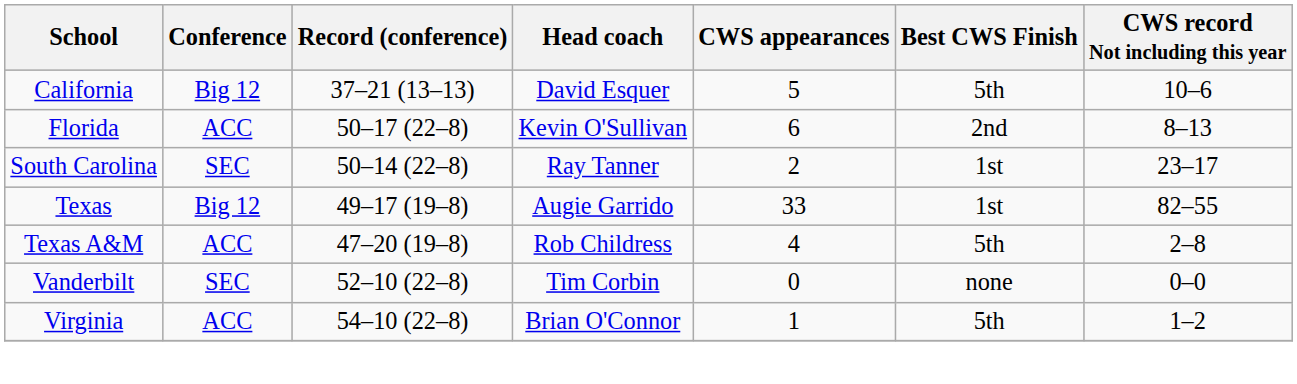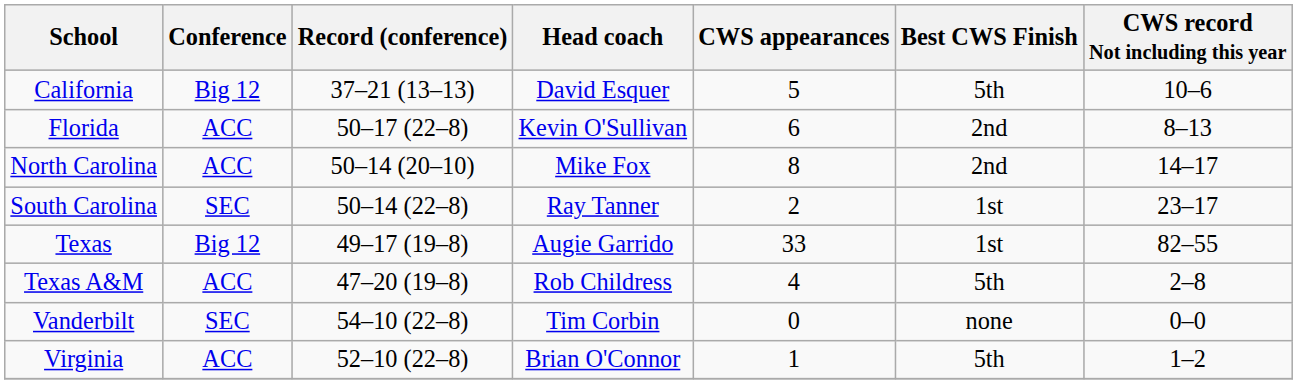+ row: (84, 166)
(403, 282) 52–10 (22–8) -> (403, 321) 54–10 (22–8)
(403, 321) 54–10 (22–8) -> (403, 359) 52–10 (22–8)
